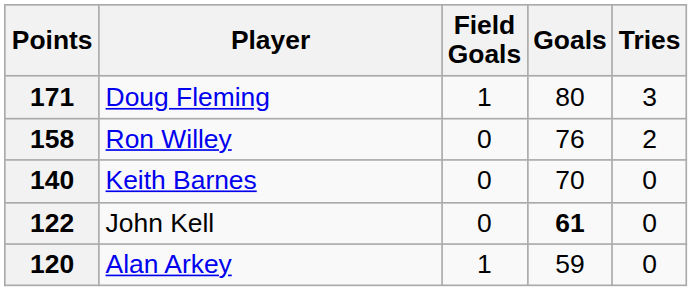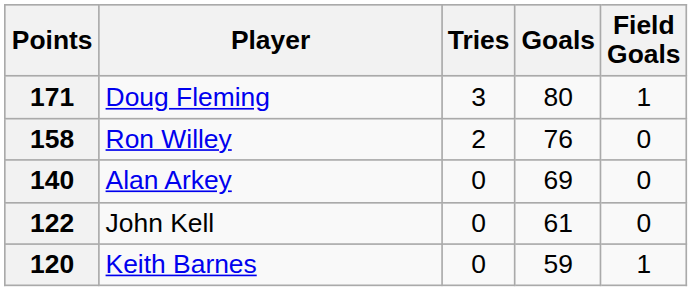columns swapped: (650, 40) <-> (484, 40)
(181, 180) Keith Barnes -> (169, 180) Alan Arkey
(570, 180) 70 -> (558, 180) 69
(570, 222) bold -> (558, 222) normal
(169, 264) Alan Arkey -> (181, 264) Keith Barnes
